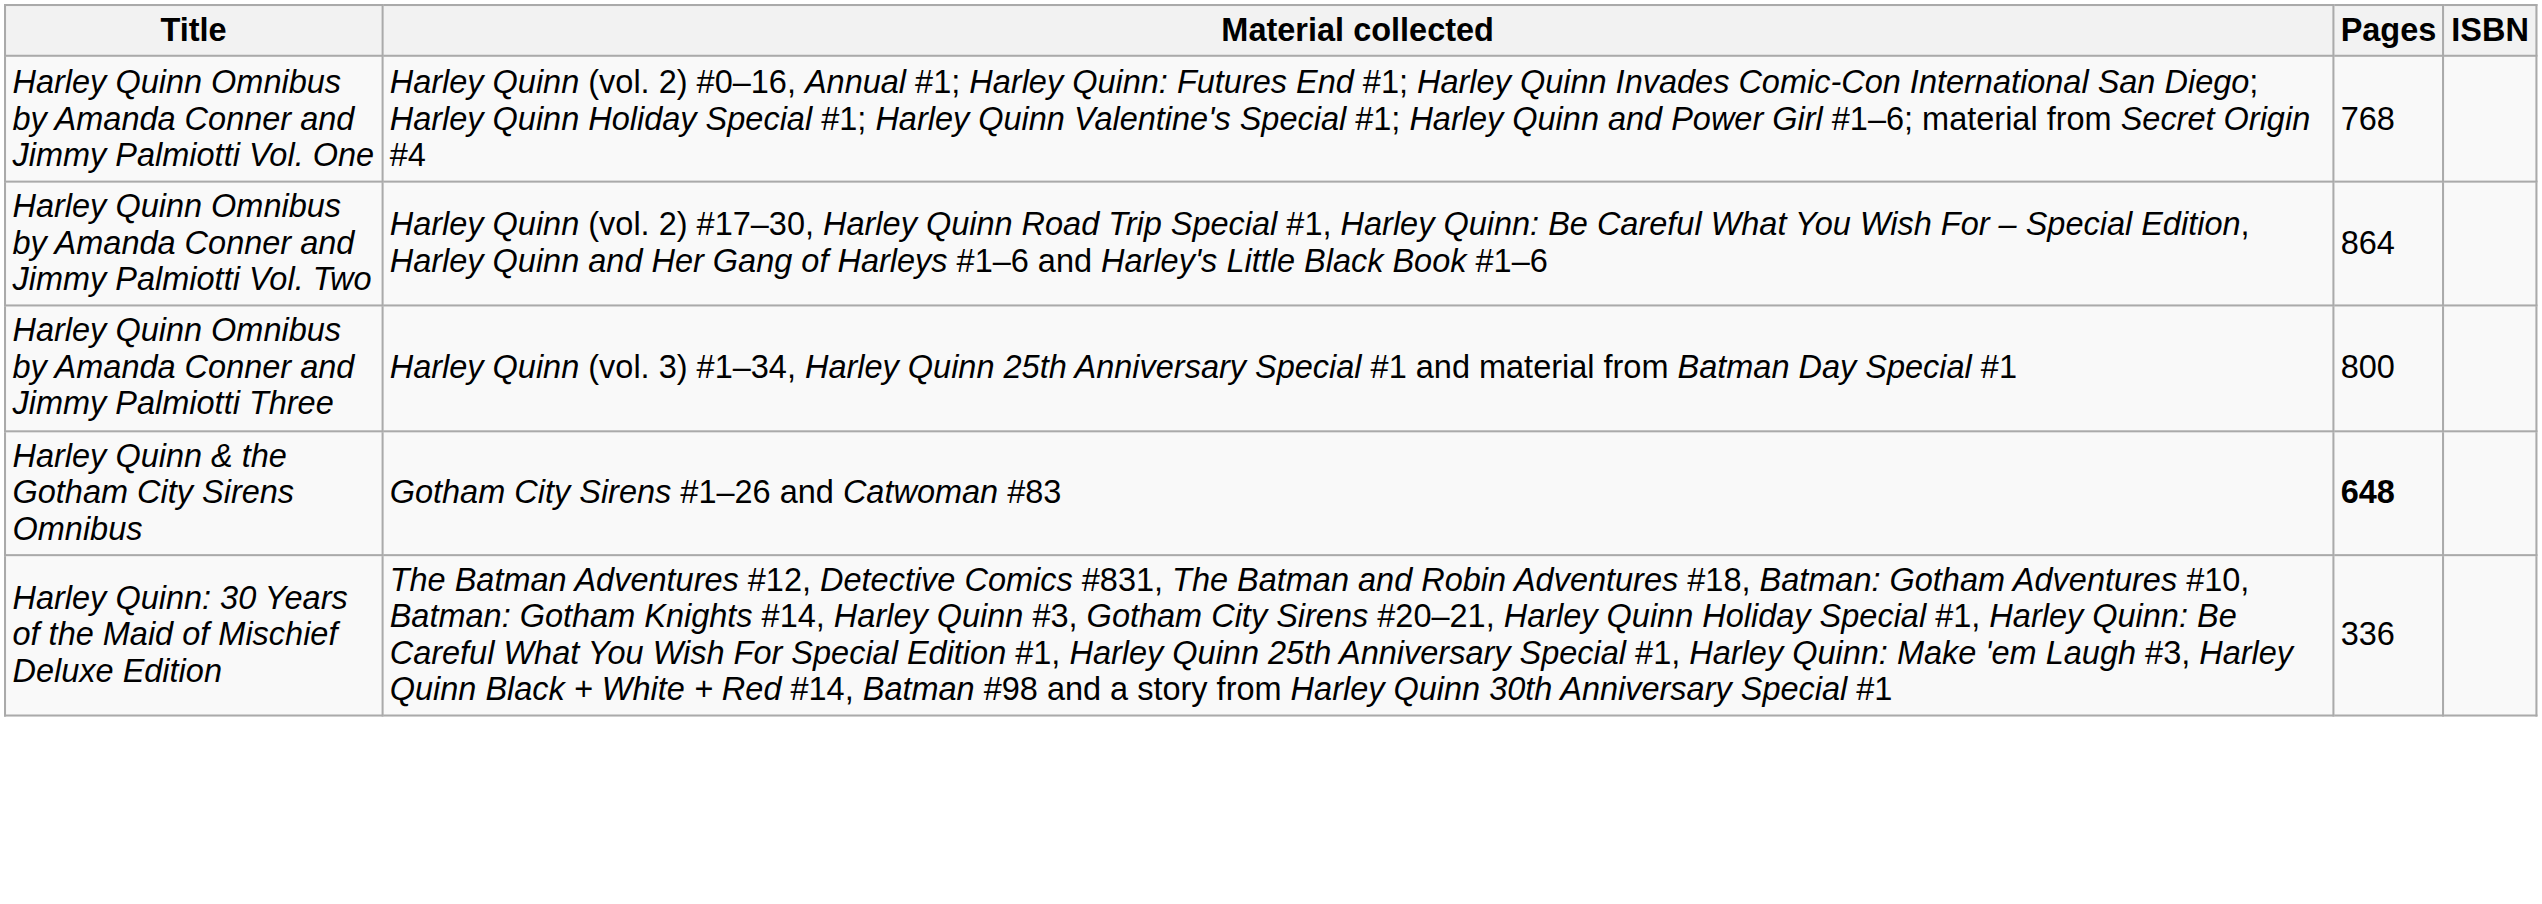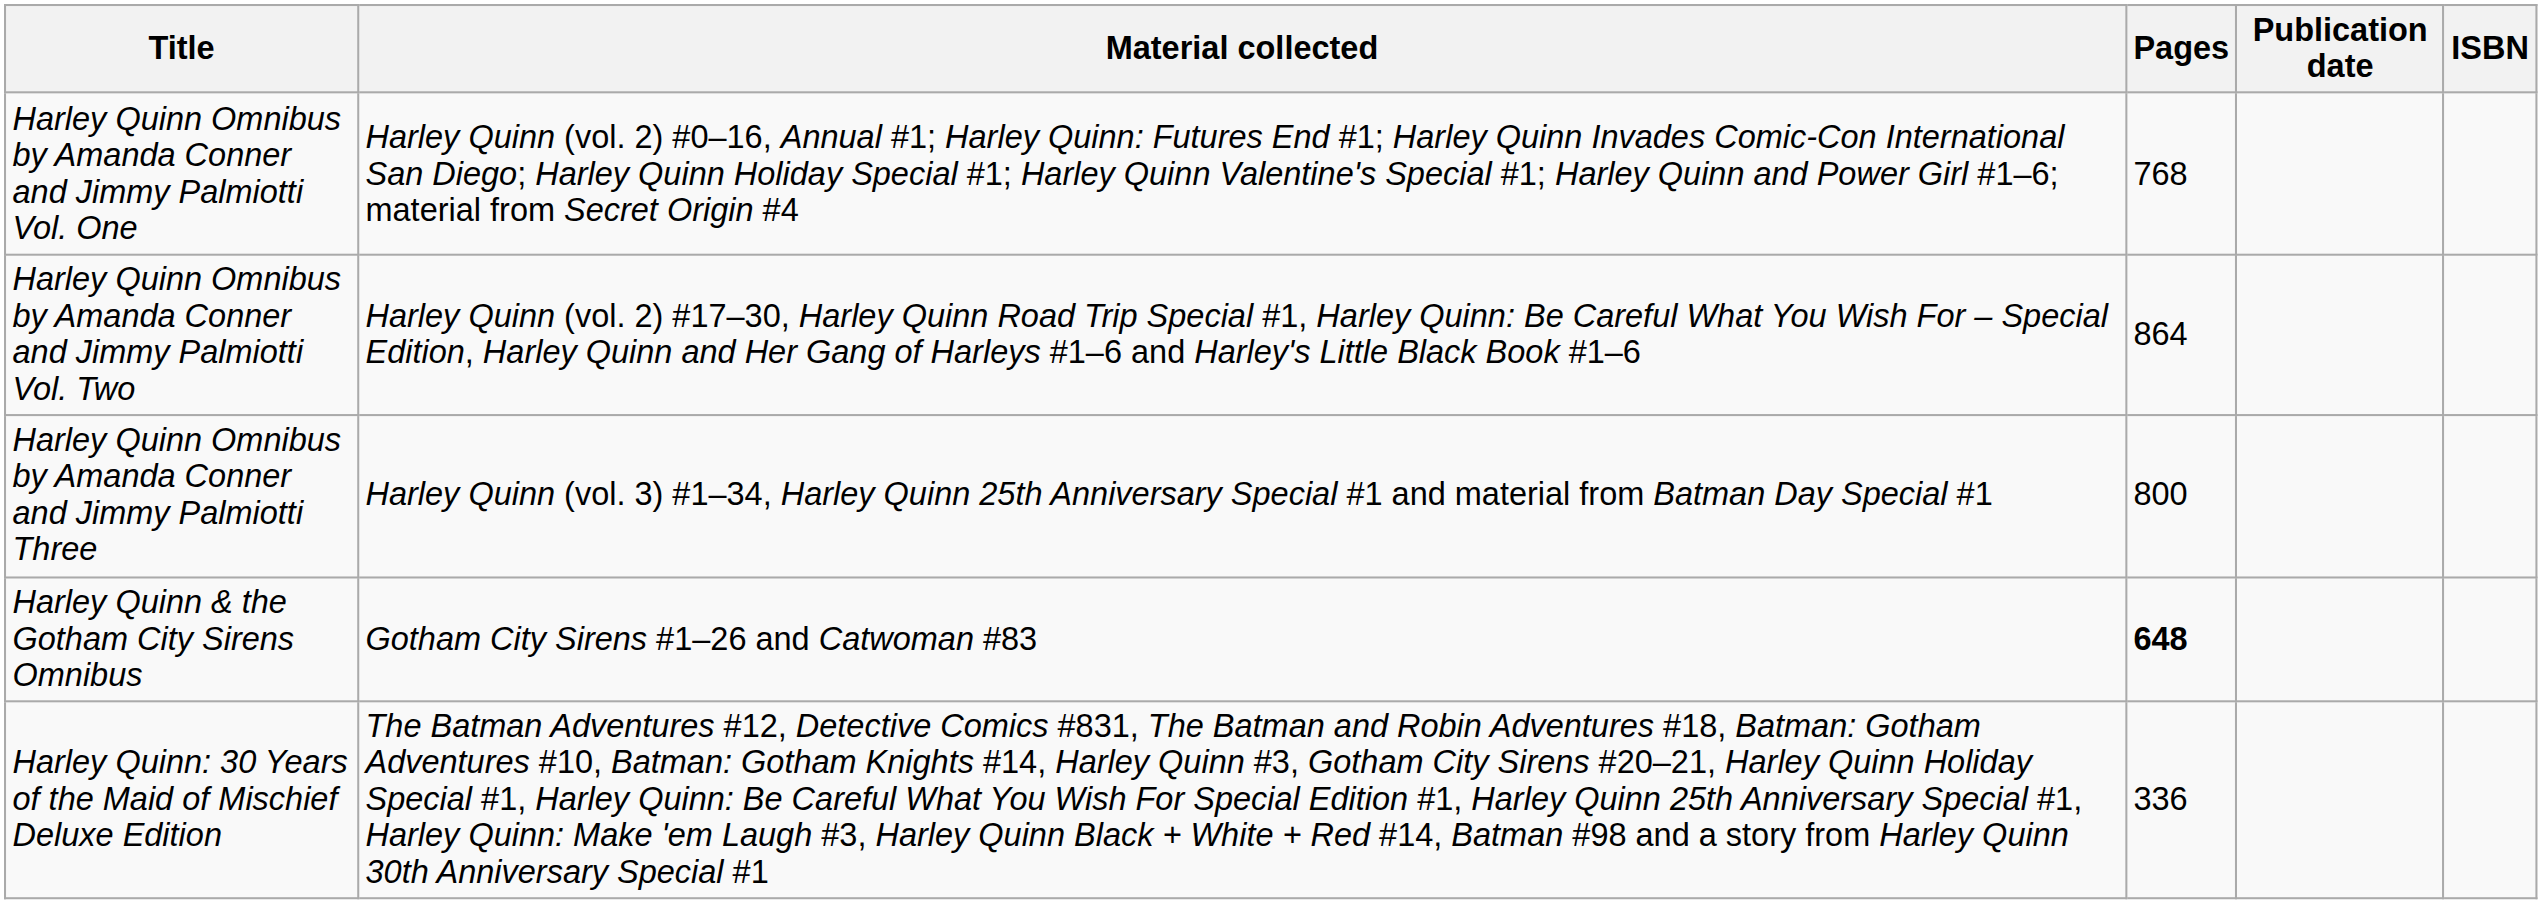+ column: (2340, 48)
